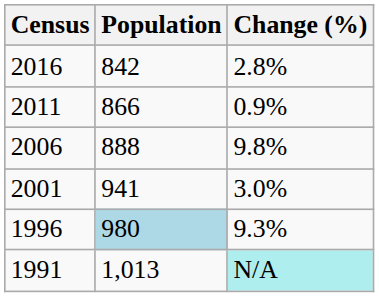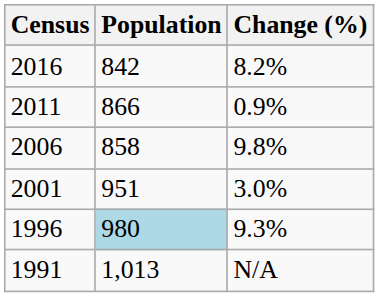(260, 65) 2.8% -> (260, 65) 8.2%
(121, 147) 888 -> (121, 147) 858
(121, 188) 941 -> (121, 188) 951
(256, 270) paleturquoise background -> (256, 270) no background
